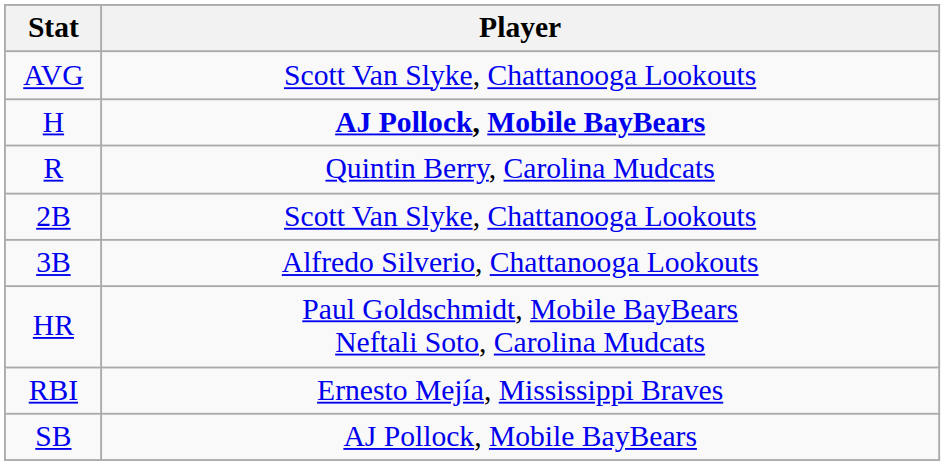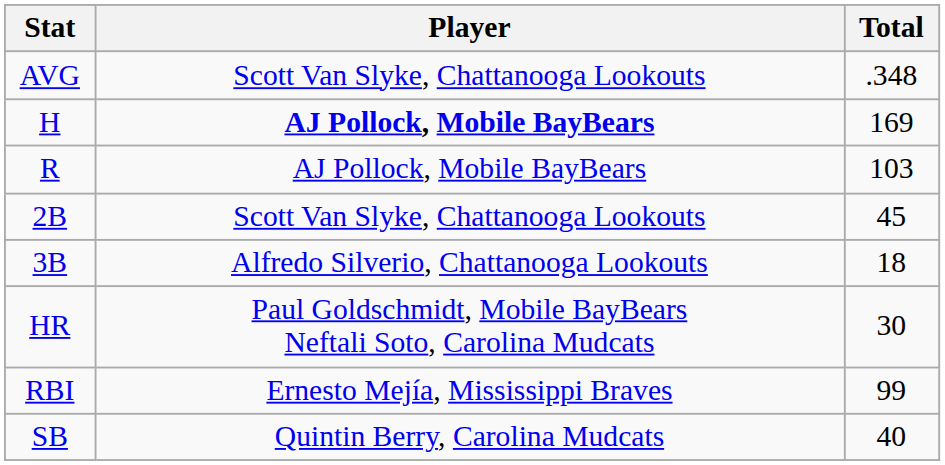+ column: (891, 27)
(520, 168) Quintin Berry, Carolina Mudcats -> (469, 168) AJ Pollock, Mobile BayBears
(520, 436) AJ Pollock, Mobile BayBears -> (469, 436) Quintin Berry, Carolina Mudcats
